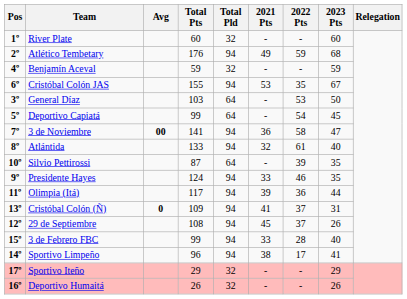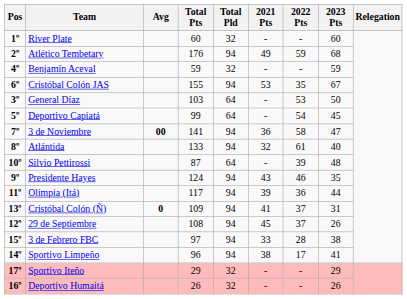(336, 162) 35 -> (336, 162) 48
(266, 178) 33 -> (266, 178) 43
(196, 239) 99 -> (196, 239) 97
(336, 239) 40 -> (336, 239) 38
